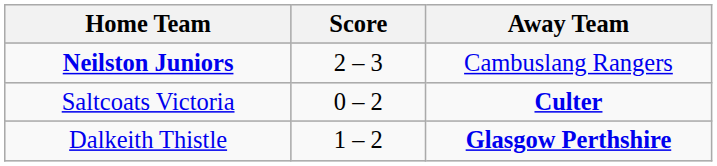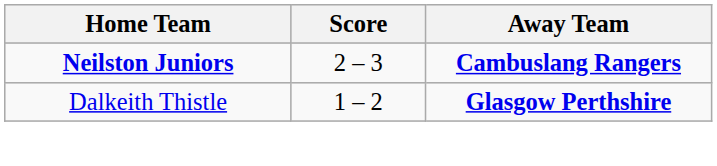(568, 62) normal -> (568, 62) bold
- row: (148, 101)
